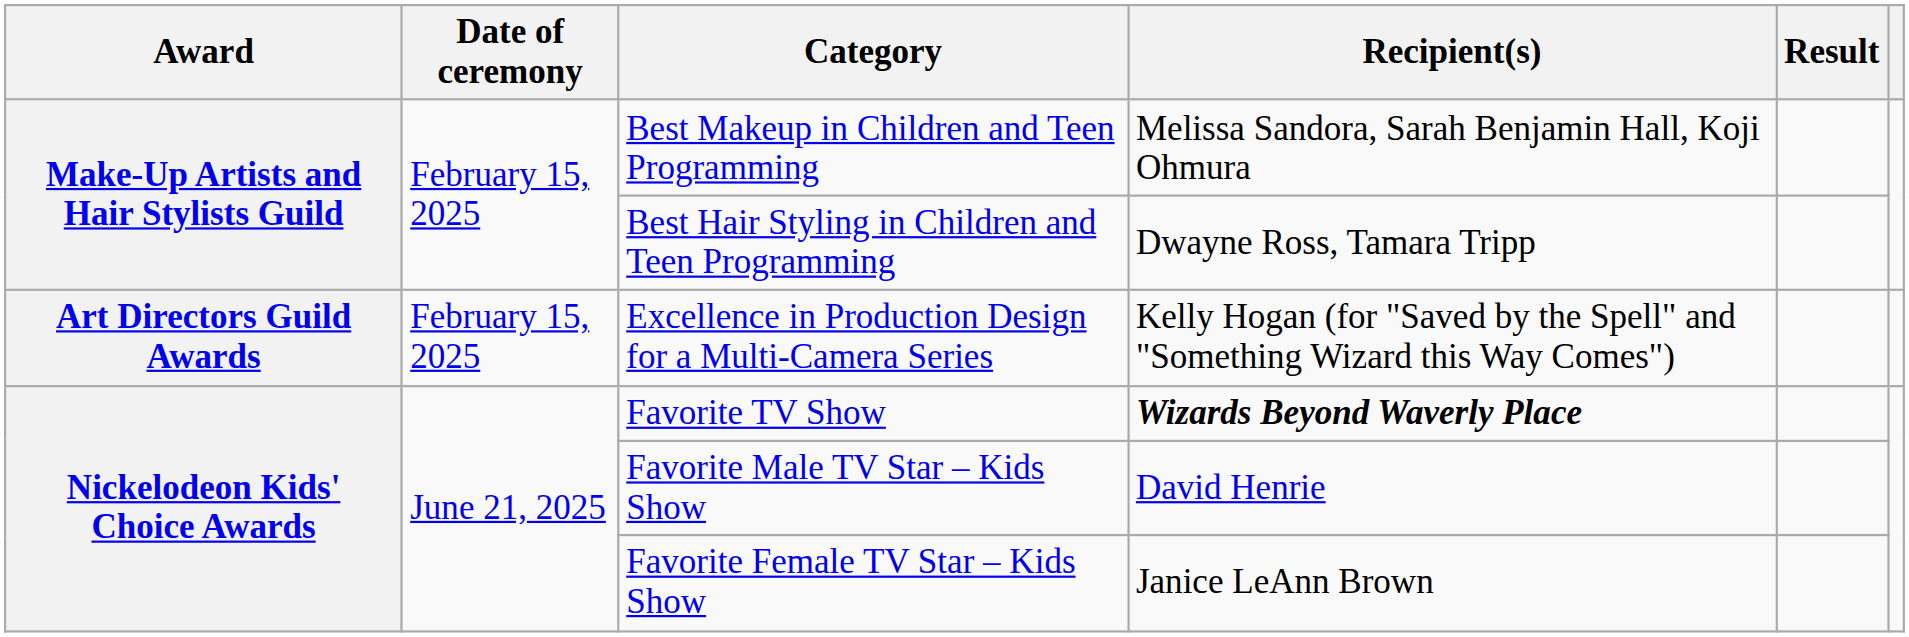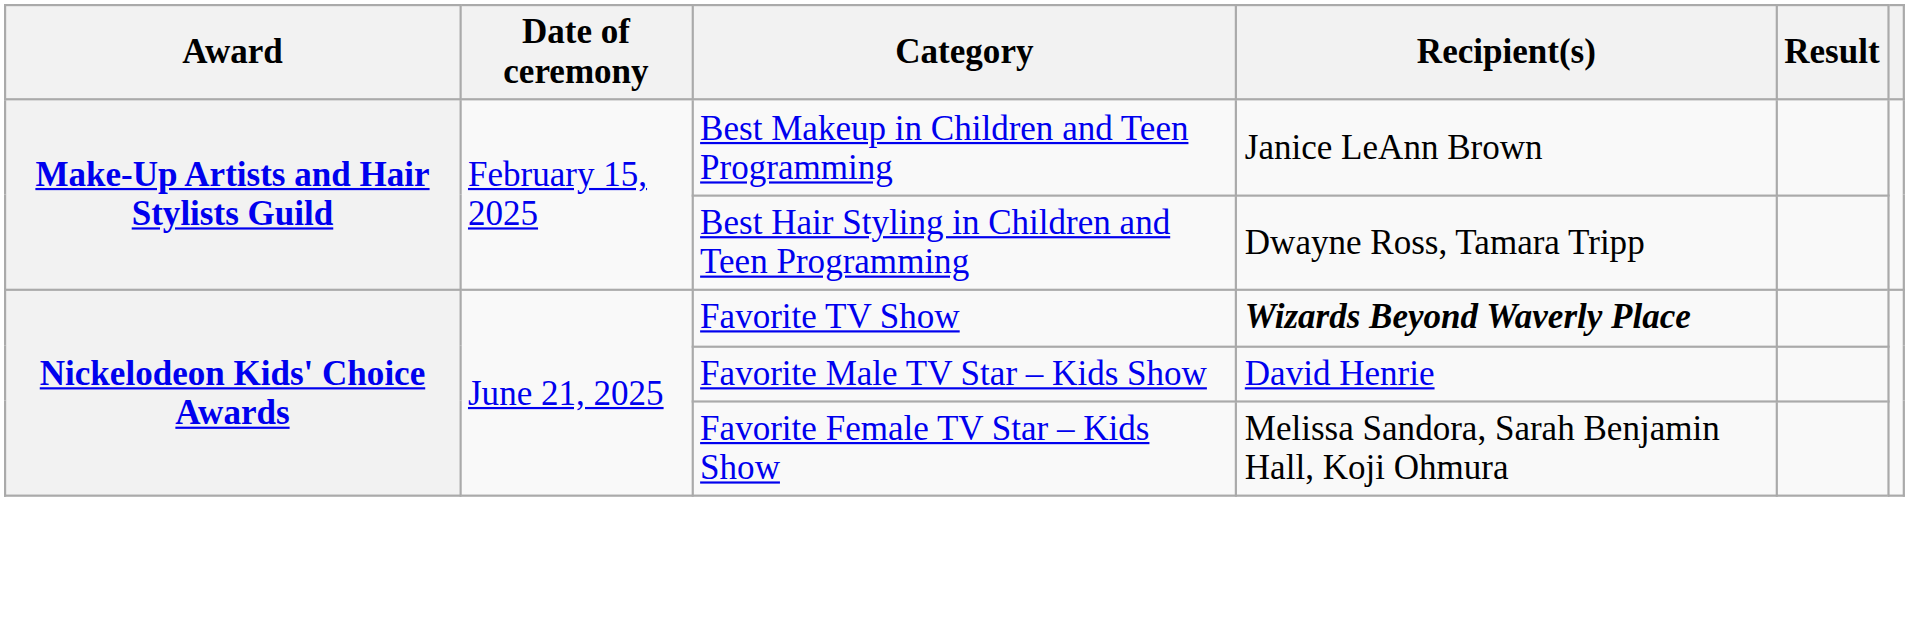(1448, 146) Melissa Sandora, Sarah Benjamin Hall, Koji Ohmura -> (1394, 146) Janice LeAnn Brown
- row: (856, 336)
(1285, 582) Janice LeAnn Brown -> (1482, 448) Melissa Sandora, Sarah Benjamin Hall, Koji Ohmura
